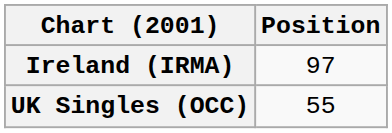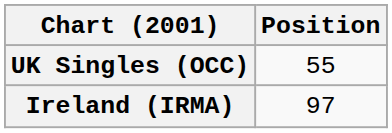rows swapped: (130, 66) <-> (130, 106)
